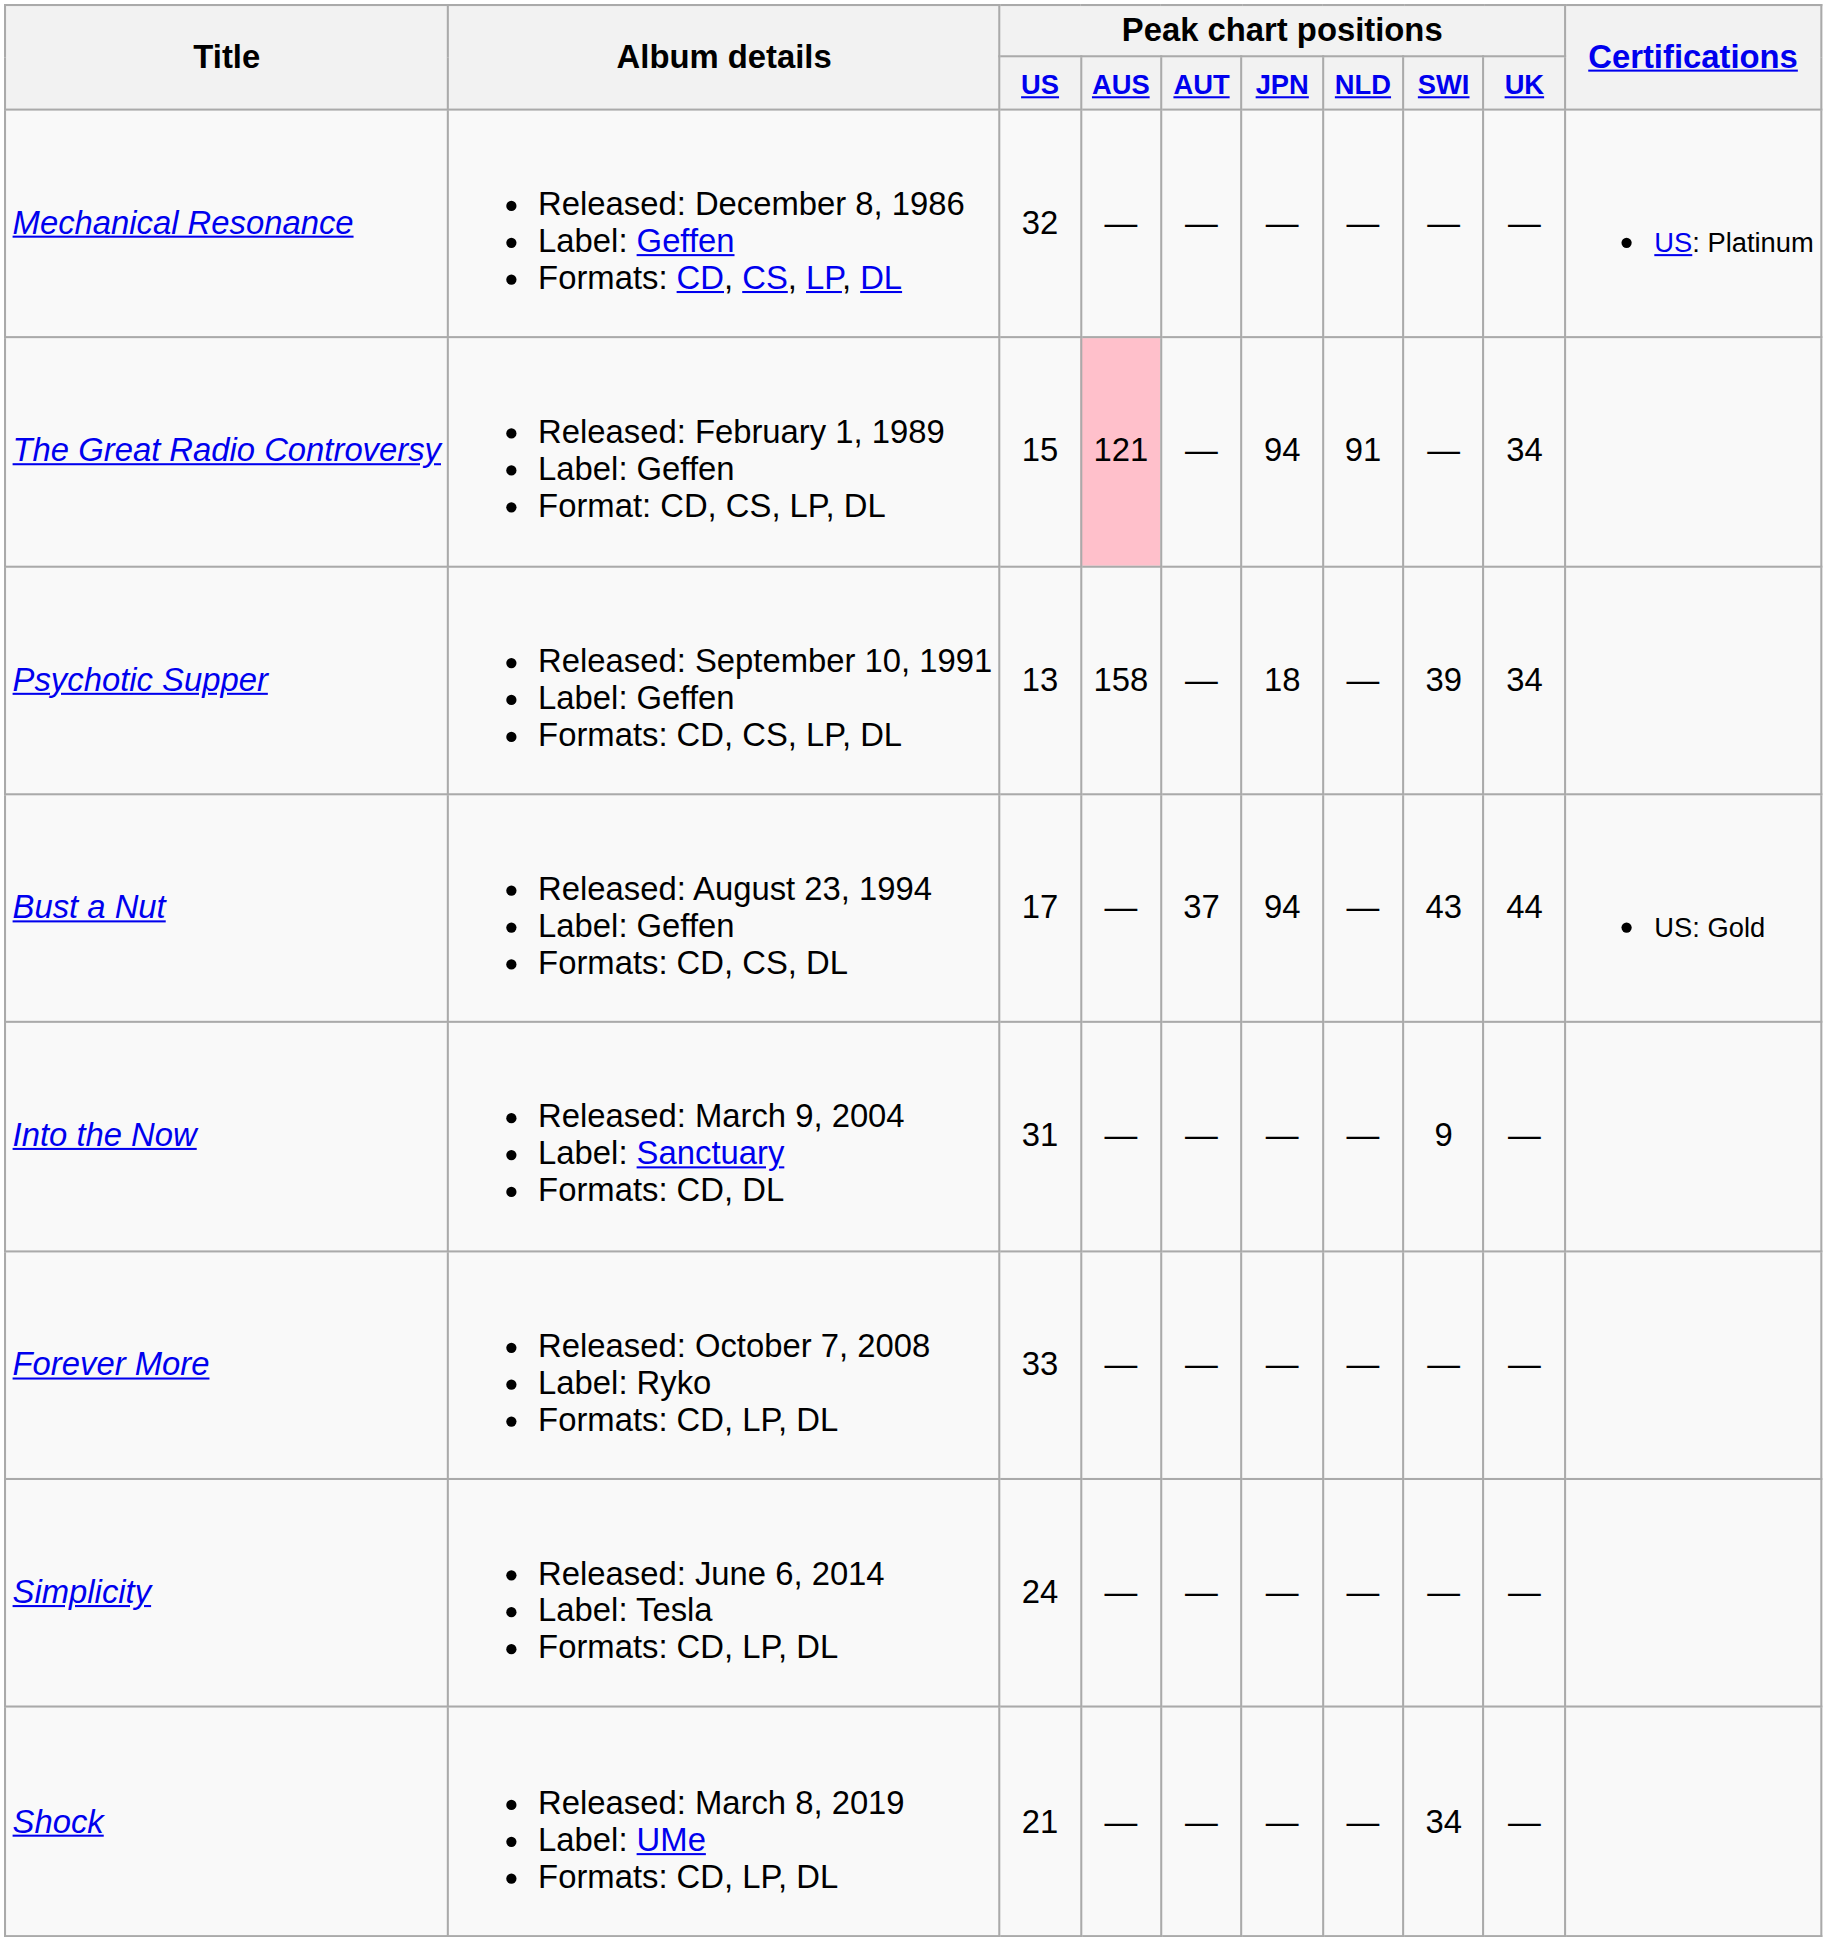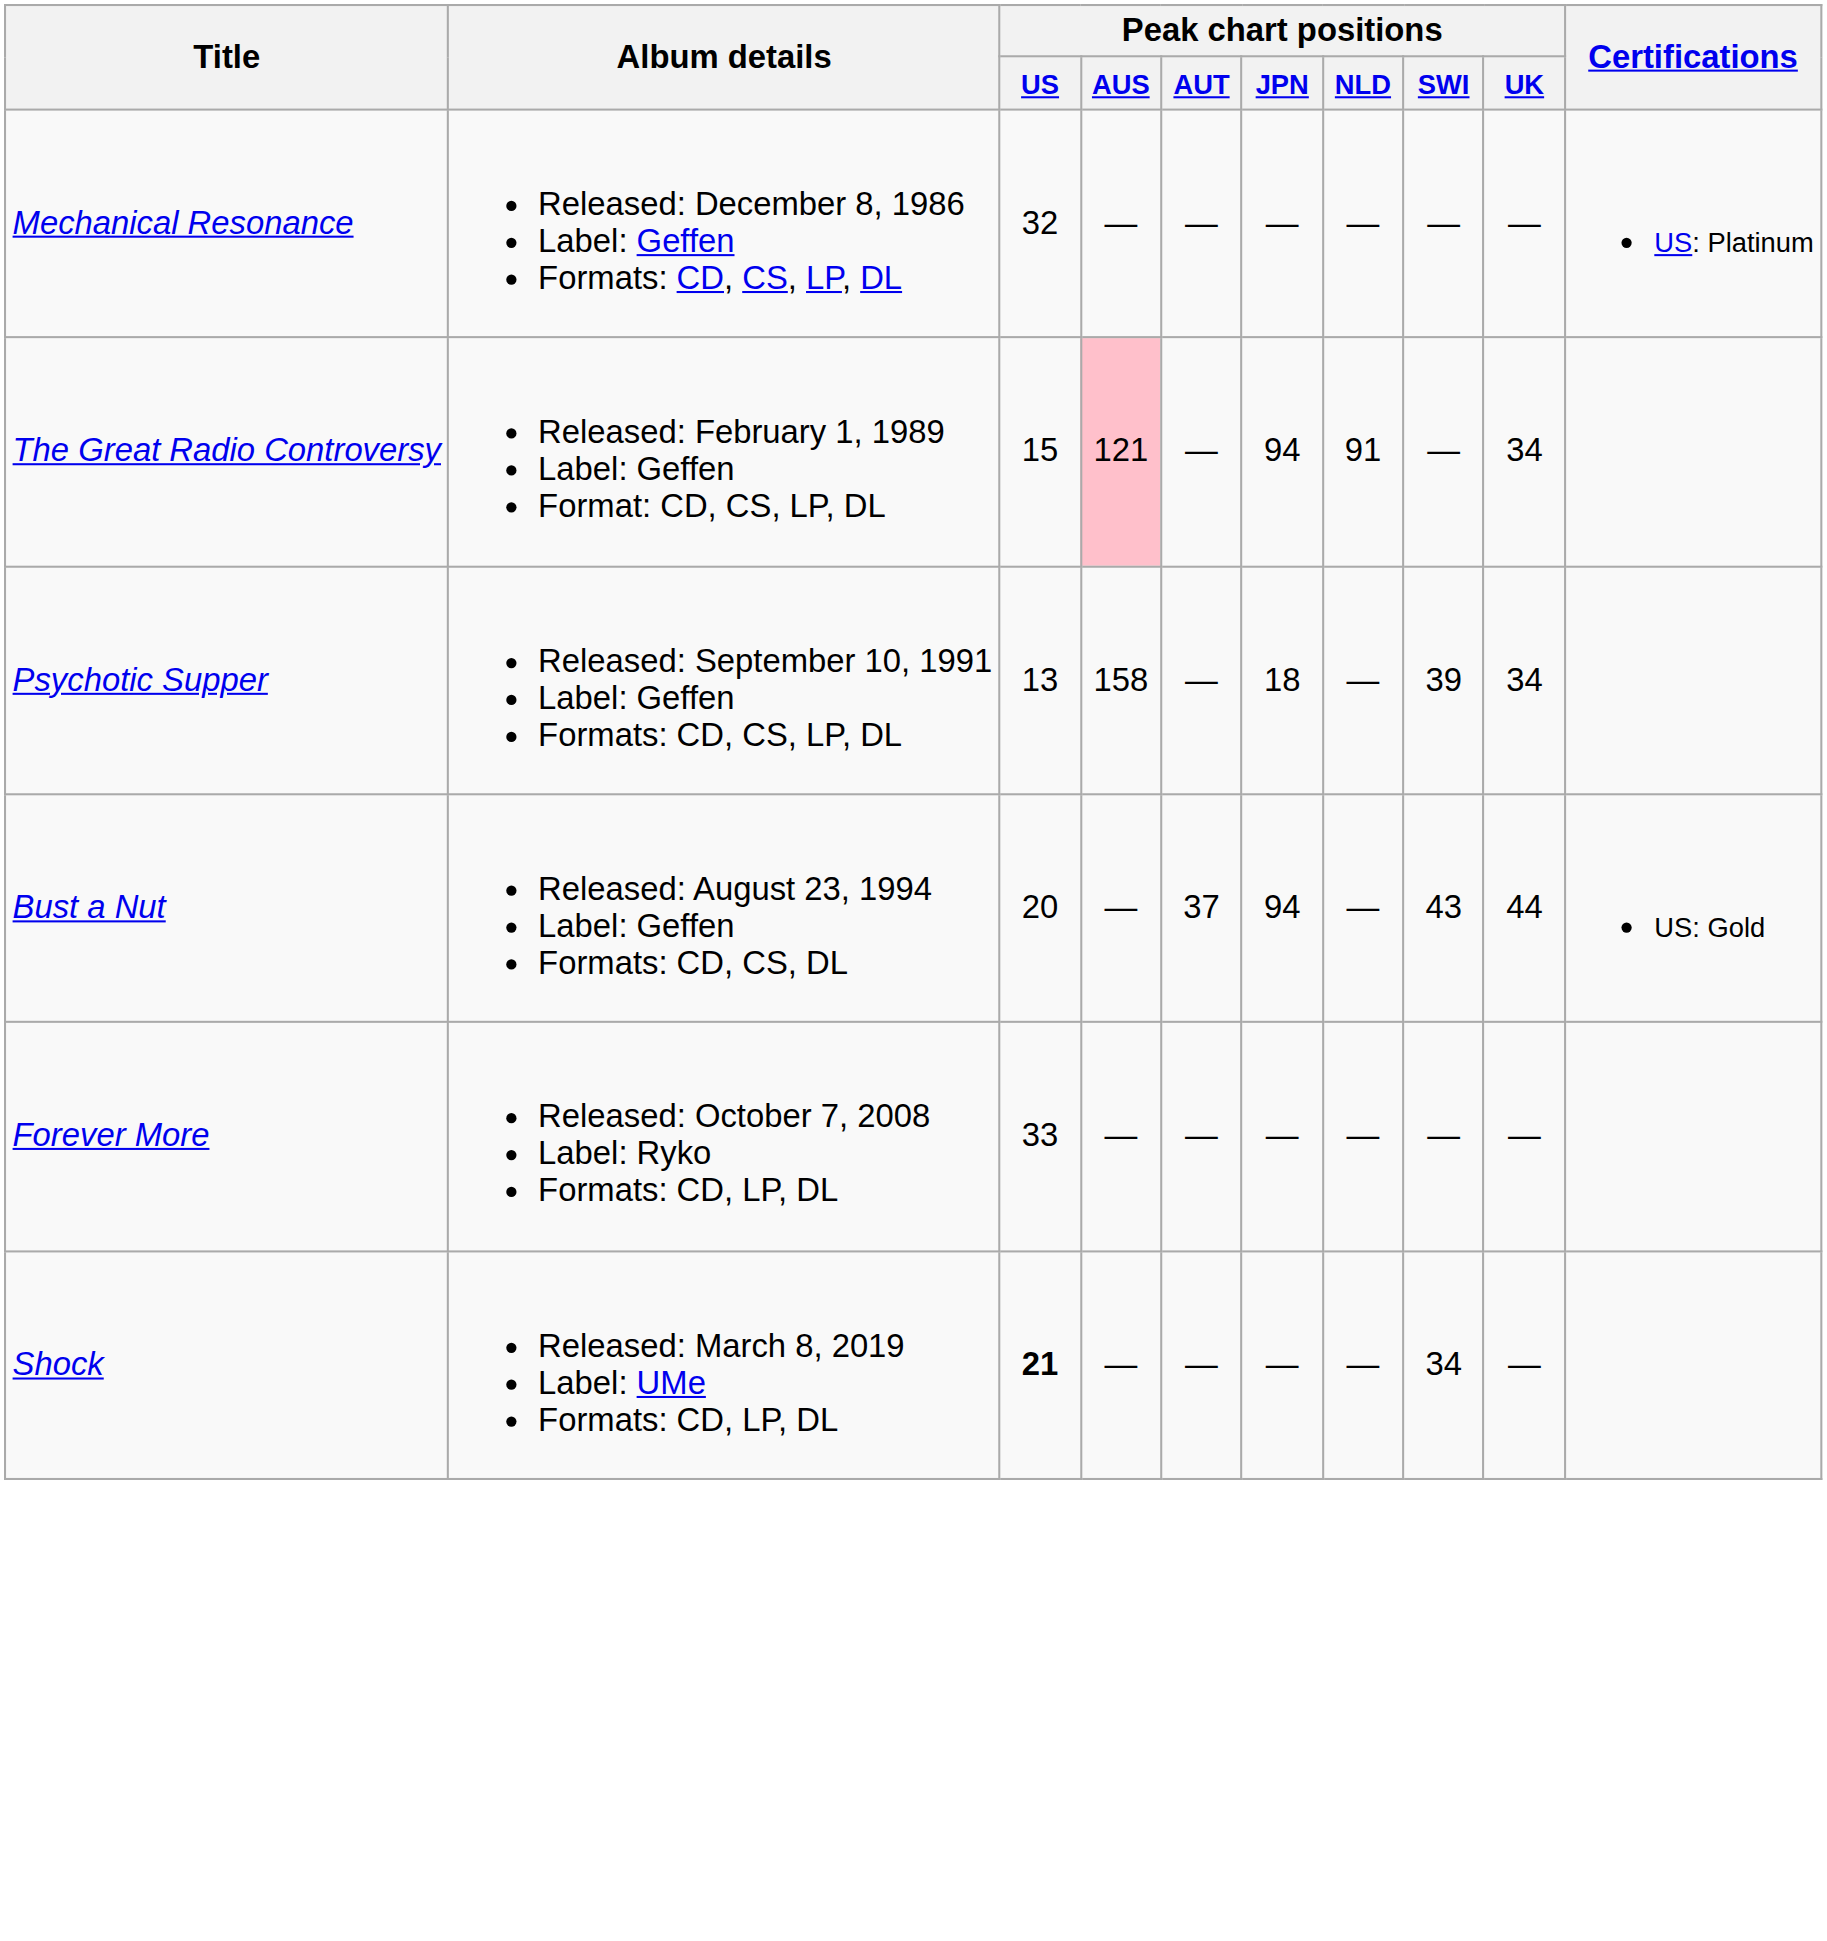(1040, 907) 17 -> (1040, 907) 20
- row: (105, 1135)
- row: (82, 1592)
(1040, 1820) normal -> (1040, 1364) bold
